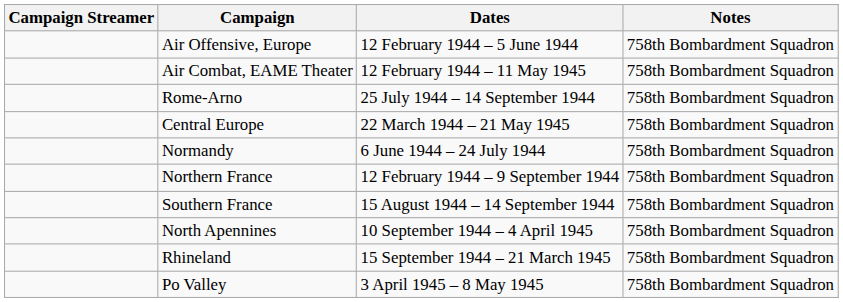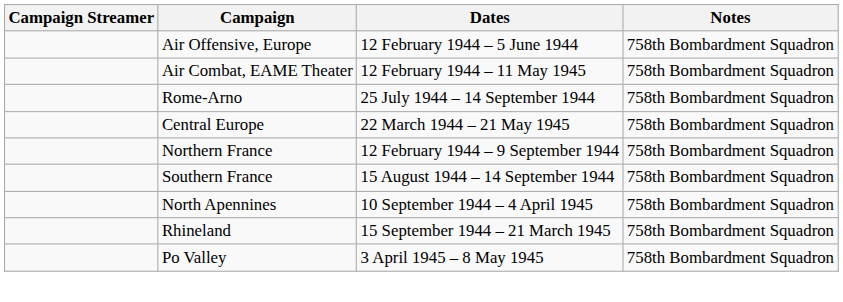- row: (198, 151)
